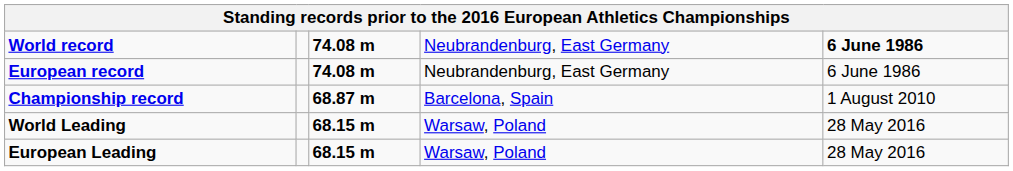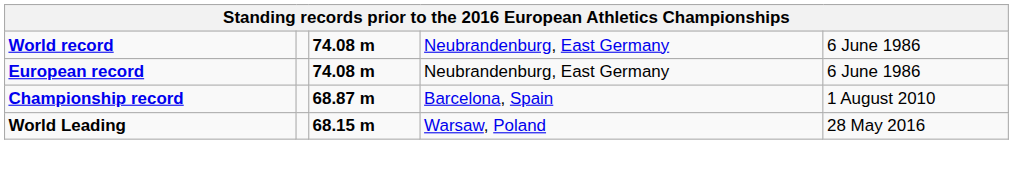(875, 44) bold -> (874, 44) normal
- row: (82, 152)
